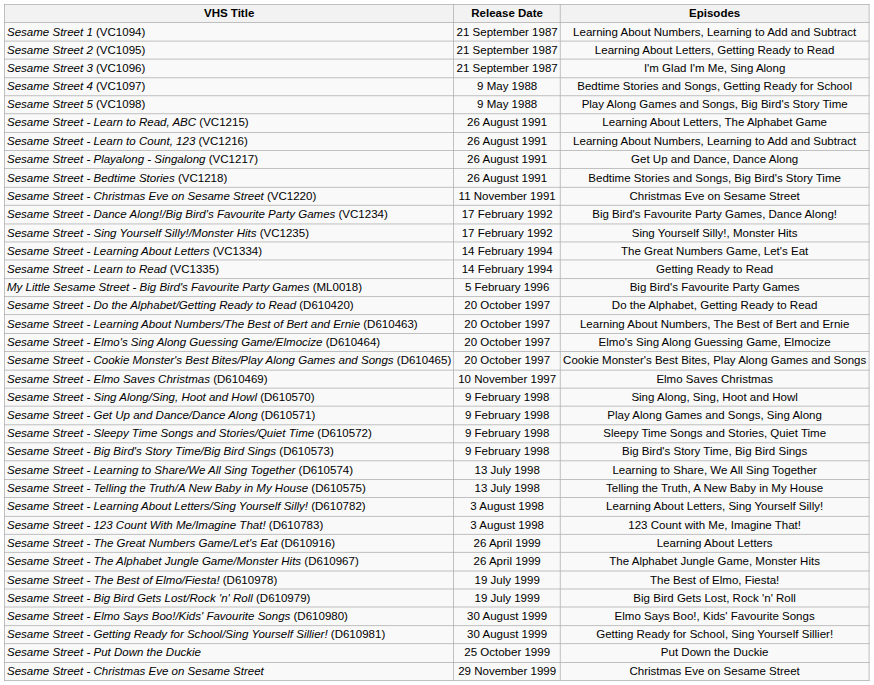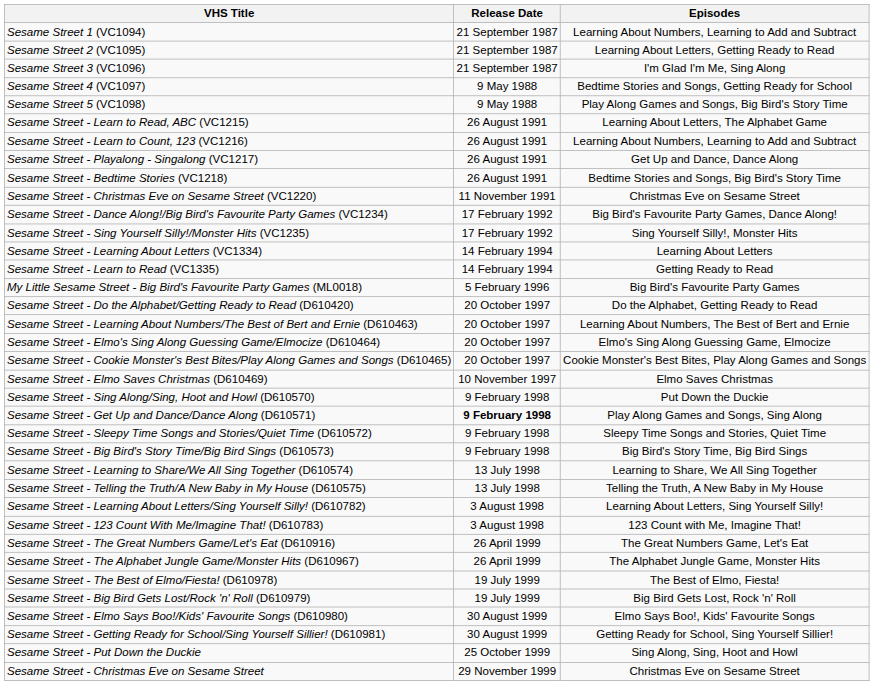(715, 251) The Great Numbers Game, Let's Eat -> (715, 251) Learning About Letters
(715, 397) Sing Along, Sing, Hoot and Howl -> (715, 397) Put Down the Duckie
(507, 415) normal -> (507, 415) bold
(715, 543) Learning About Letters -> (715, 543) The Great Numbers Game, Let's Eat
(715, 653) Put Down the Duckie -> (715, 653) Sing Along, Sing, Hoot and Howl
